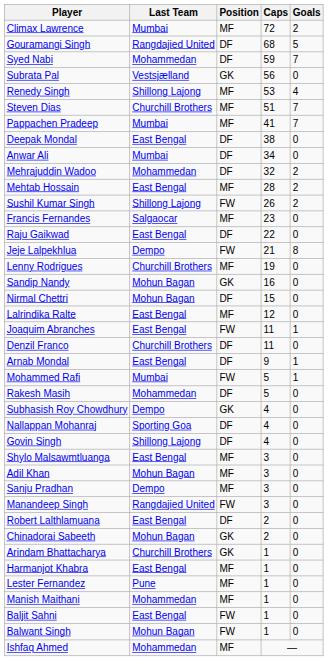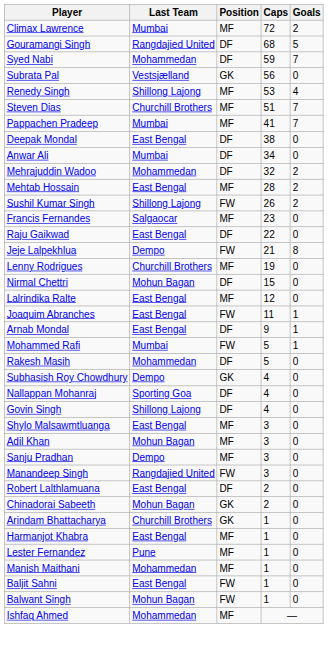- row: (38, 282)
- row: (38, 346)
